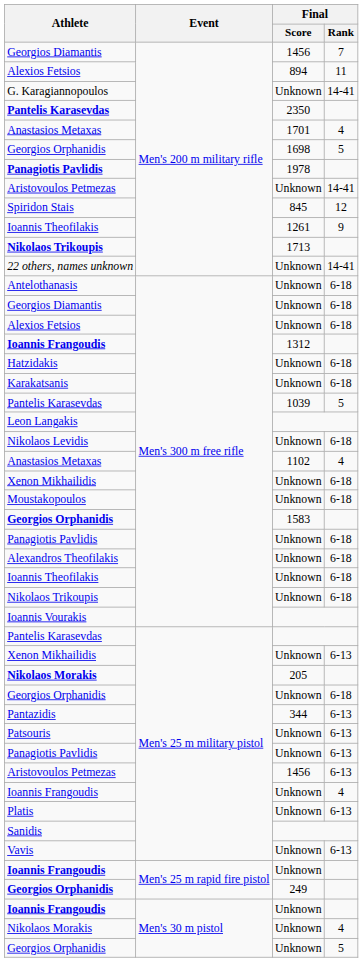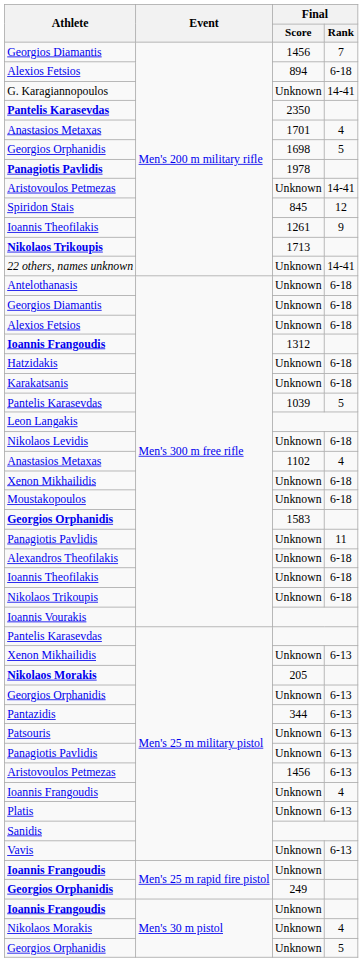(341, 72) 11 -> (341, 72) 6-18
(341, 539) 6-18 -> (341, 539) 11
(341, 695) 6-18 -> (341, 695) 6-13
